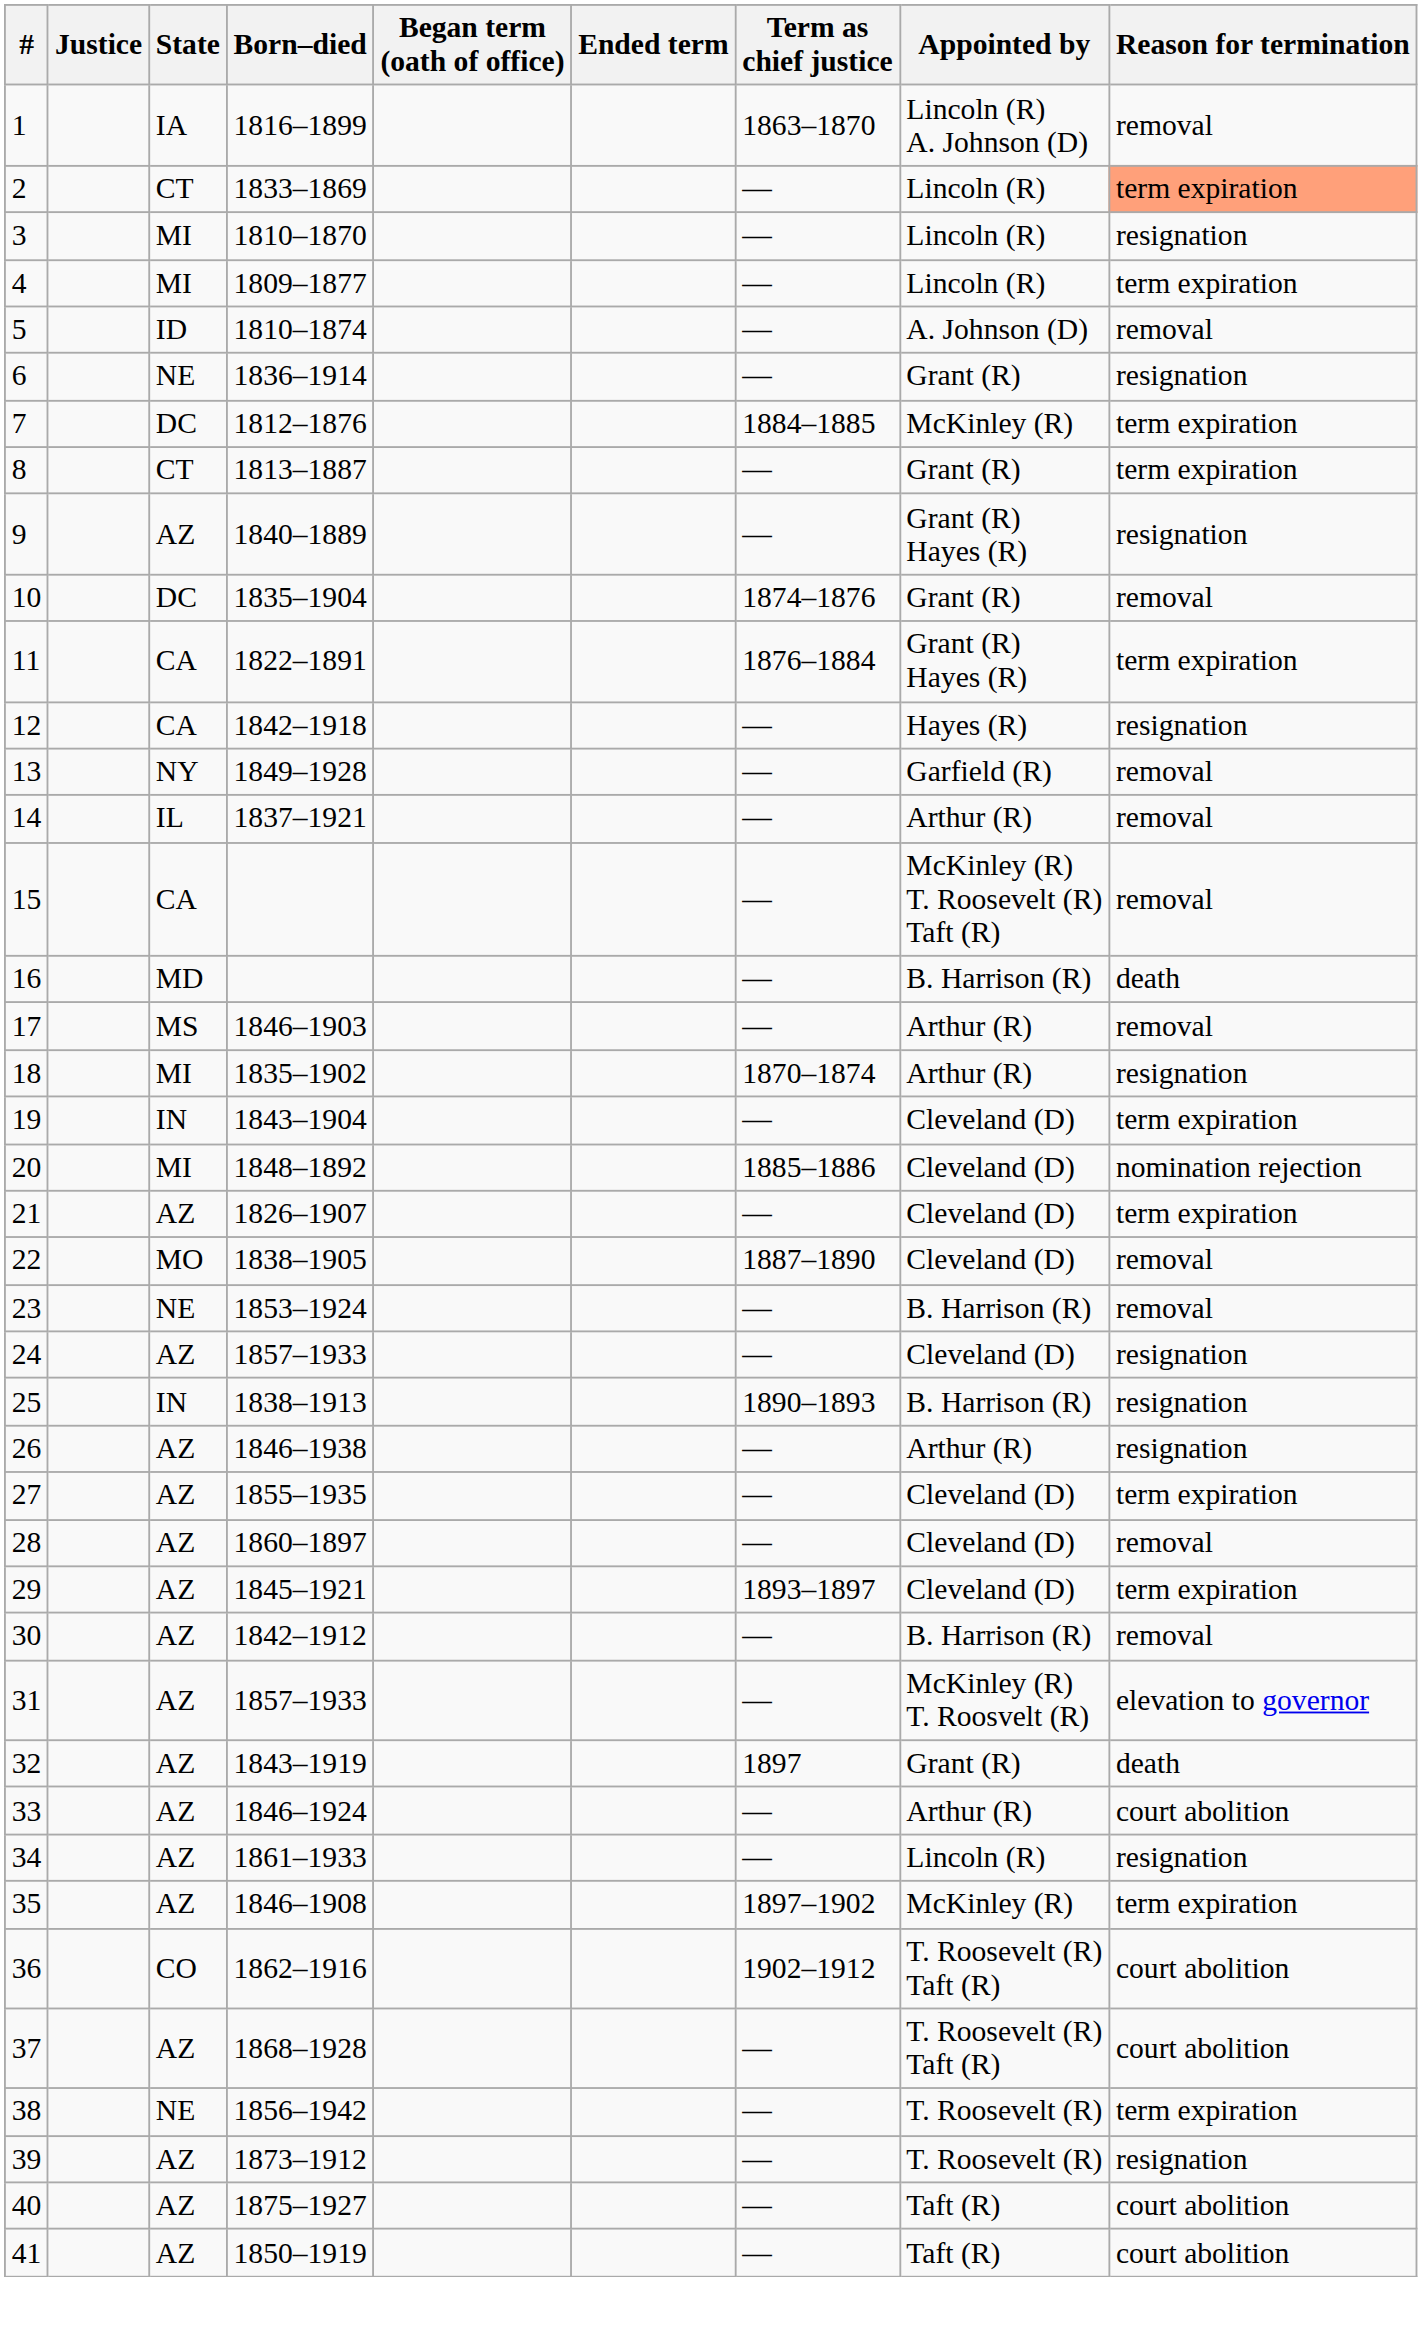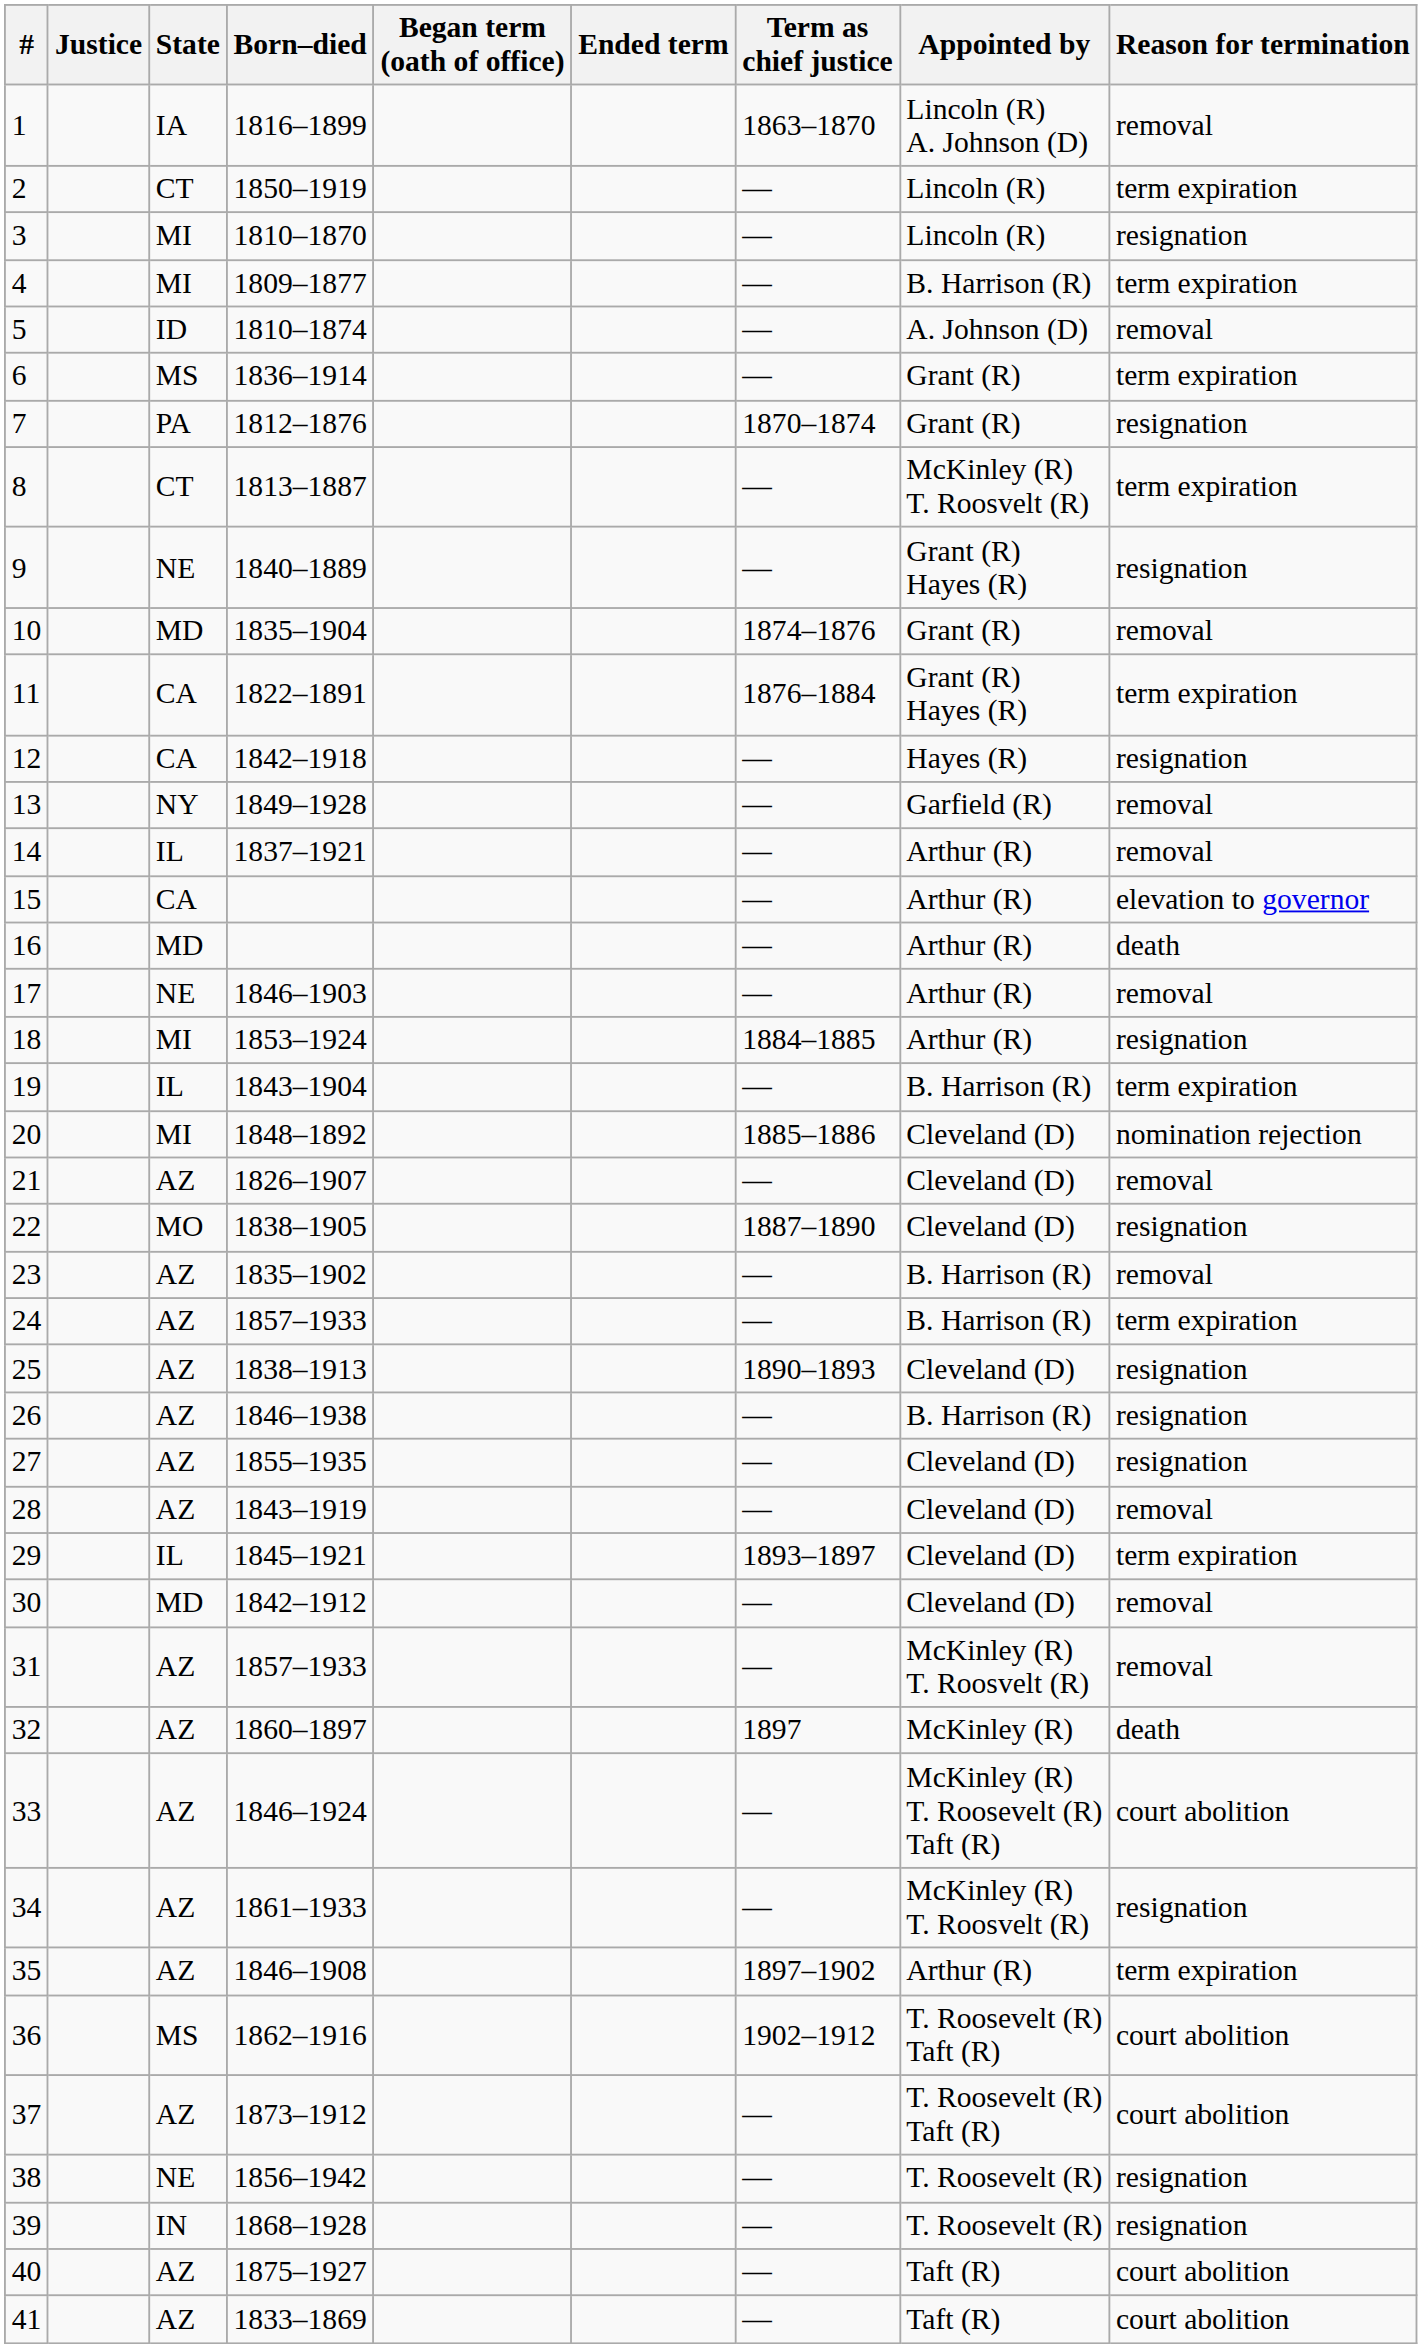(300, 188) 1833–1869 -> (300, 188) 1850–1919
(1207, 188) lightsalmon background -> (1207, 188) no background
(976, 282) Lincoln (R) -> (999, 282) B. Harrison (R)
(176, 376) NE -> (177, 376) MS
(1182, 376) resignation -> (1207, 376) term expiration
(176, 423) DC -> (173, 423) PA
(809, 423) 1884–1885 -> (809, 423) 1870–1874
(990, 423) McKinley (R) -> (963, 423) Grant (R)
(1207, 423) term expiration -> (1182, 423) resignation
(963, 470) Grant (R) -> (998, 486) McKinley (R) T. Roosvelt (R)
(176, 533) AZ -> (176, 567) NE
(176, 597) DC -> (180, 630) MD
(1004, 898) McKinley (R) T. Roosevelt (R) Taft (R) -> (969, 898) Arthur (R)
(1164, 898) removal -> (1243, 898) elevation to governor
(999, 978) B. Harrison (R) -> (969, 945) Arthur (R)
(177, 1025) MS -> (176, 992) NE
(300, 1072) 1835–1902 -> (300, 1039) 1853–1924
(809, 1072) 1870–1874 -> (809, 1039) 1884–1885
(171, 1119) IN -> (170, 1086) IL
(991, 1119) Cleveland (D) -> (999, 1086) B. Harrison (R)
(1207, 1213) term expiration -> (1164, 1180) removal
(1164, 1260) removal -> (1182, 1227) resignation
(176, 1307) NE -> (176, 1274) AZ
(300, 1307) 1853–1924 -> (300, 1274) 1835–1902
(991, 1354) Cleveland (D) -> (999, 1321) B. Harrison (R)
(1182, 1354) resignation -> (1207, 1321) term expiration
(171, 1401) IN -> (176, 1368) AZ
(999, 1401) B. Harrison (R) -> (991, 1368) Cleveland (D)
(969, 1448) Arthur (R) -> (999, 1415) B. Harrison (R)
(1207, 1495) term expiration -> (1182, 1461) resignation
(300, 1542) 1860–1897 -> (300, 1508) 1843–1919
(176, 1589) AZ -> (170, 1555) IL
(176, 1636) AZ -> (180, 1602) MD
(999, 1636) B. Harrison (R) -> (991, 1602) Cleveland (D)
(1243, 1699) elevation to governor -> (1164, 1666) removal
(300, 1763) 1843–1919 -> (300, 1729) 1860–1897
(963, 1763) Grant (R) -> (990, 1729) McKinley (R)
(969, 1810) Arthur (R) -> (1004, 1810) McKinley (R) T. Roosevelt (R) Taft (R)
(976, 1857) Lincoln (R) -> (998, 1907) McKinley (R) T. Roosvelt (R)
(990, 1904) McKinley (R) -> (969, 1970) Arthur (R)
(176, 1967) CO -> (177, 2034) MS
(300, 2047) 1868–1928 -> (300, 2114) 1873–1912
(1207, 2111) term expiration -> (1182, 2178) resignation
(176, 2158) AZ -> (171, 2225) IN
(300, 2158) 1873–1912 -> (300, 2225) 1868–1928
(300, 2252) 1850–1919 -> (300, 2318) 1833–1869
